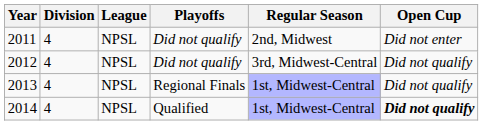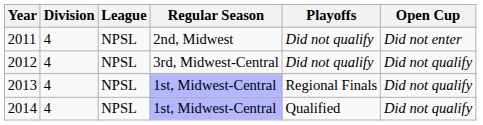columns swapped: (315, 16) <-> (199, 16)
(429, 108) bold -> (428, 108) normal
